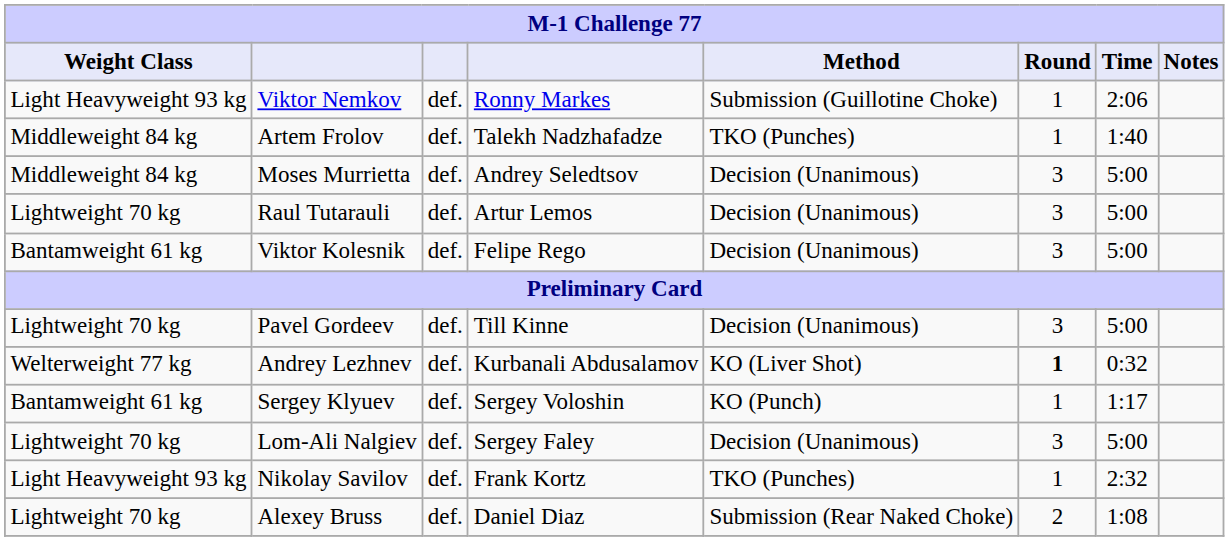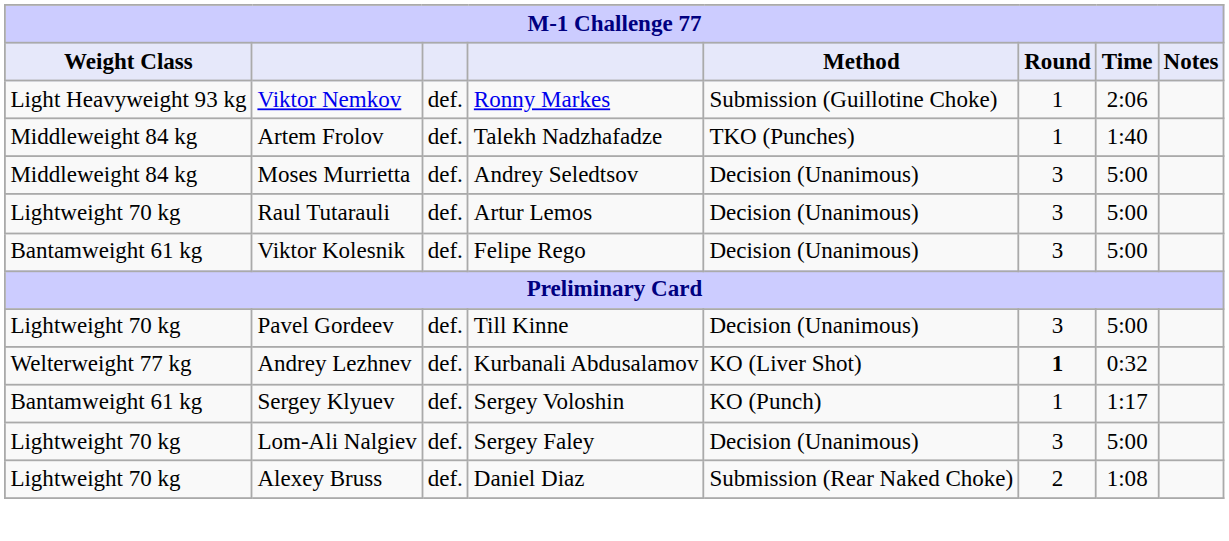- row: (333, 478)
